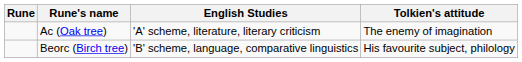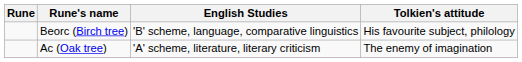rows swapped: (73, 31) <-> (84, 48)
